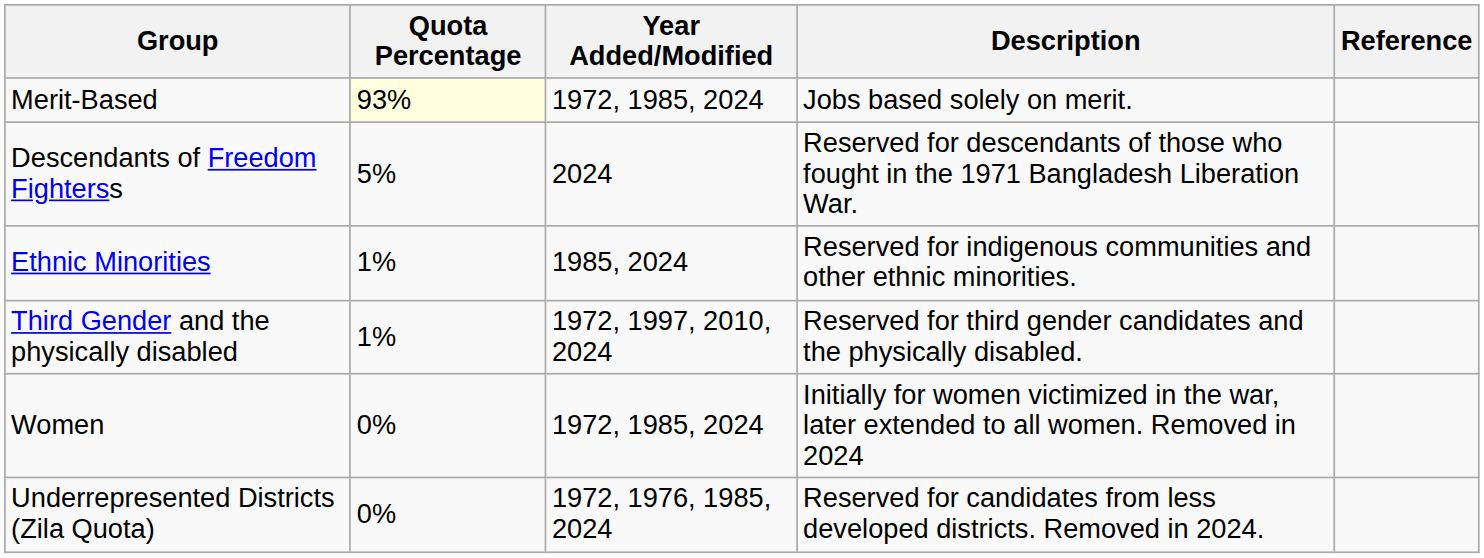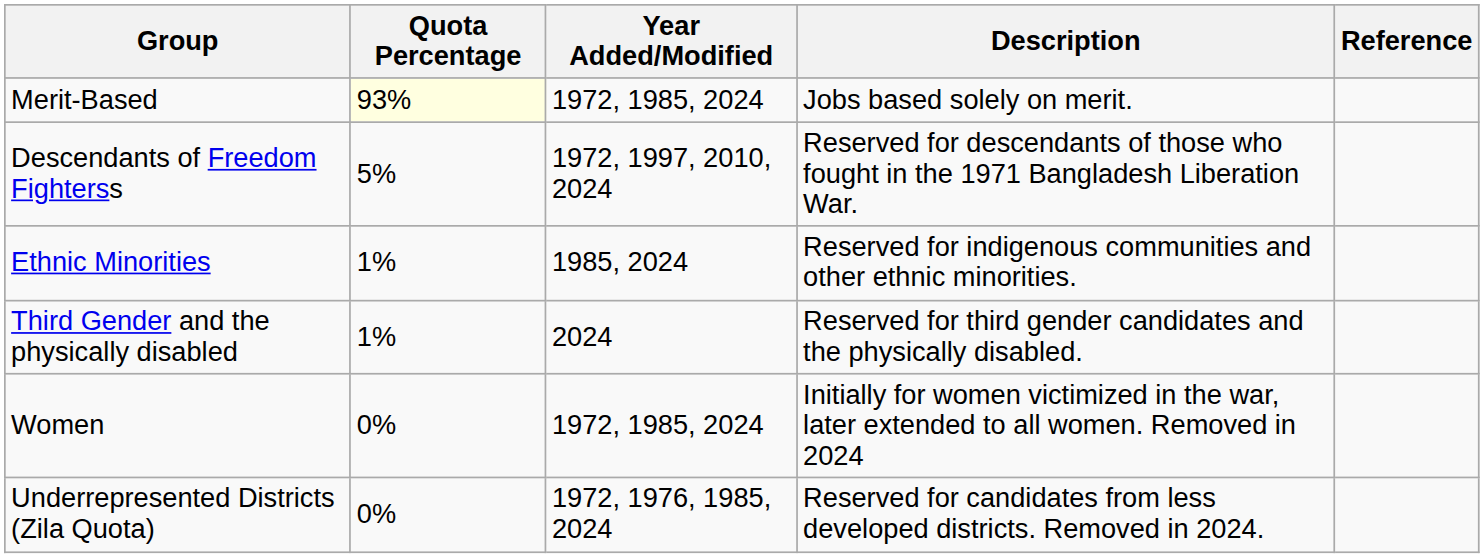(582, 173) 2024 -> (662, 173) 1972, 1997, 2010, 2024
(662, 336) 1972, 1997, 2010, 2024 -> (582, 336) 2024
